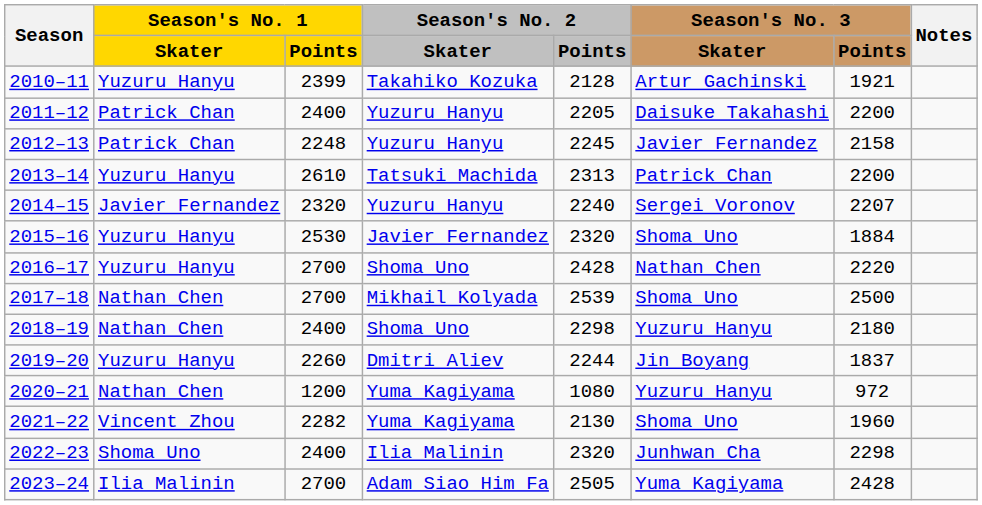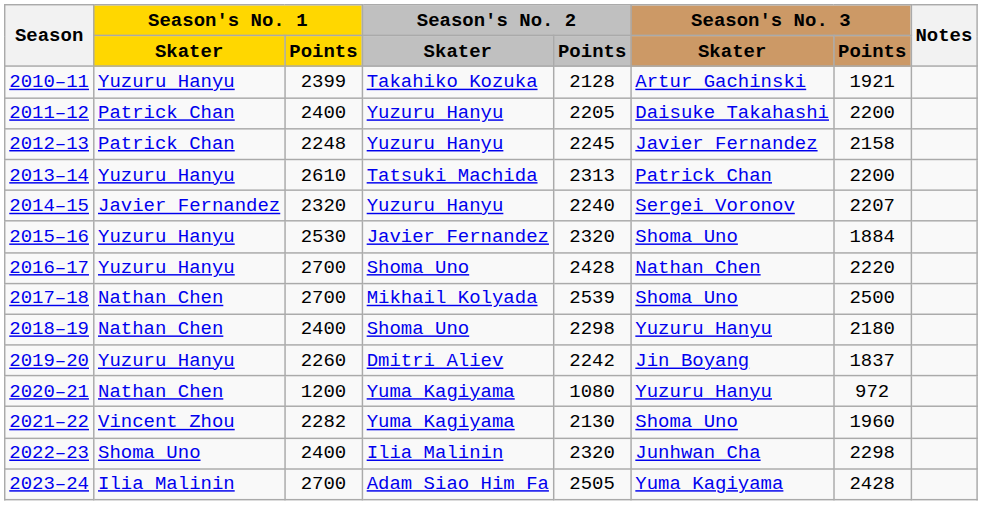(592, 360) 2244 -> (592, 360) 2242
